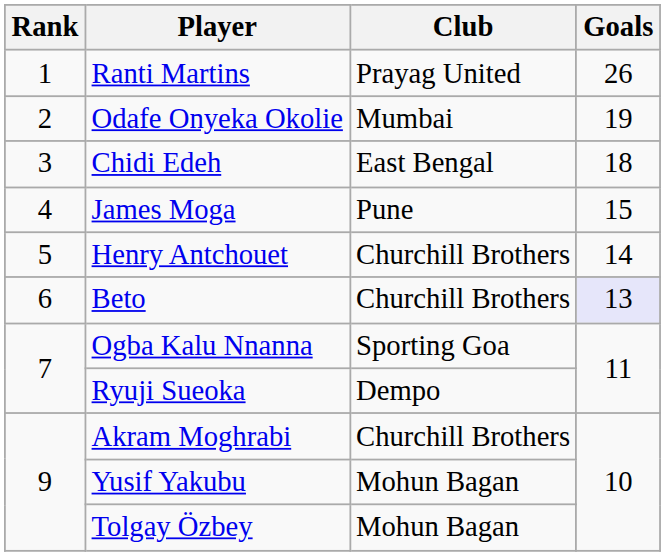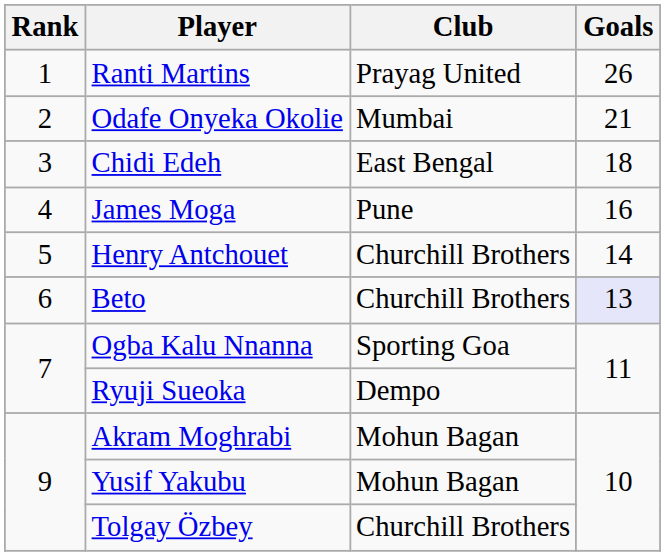(618, 118) 19 -> (618, 118) 21
(618, 208) 15 -> (618, 208) 16
(463, 436) Churchill Brothers -> (438, 436) Mohun Bagan
(438, 526) Mohun Bagan -> (463, 526) Churchill Brothers
